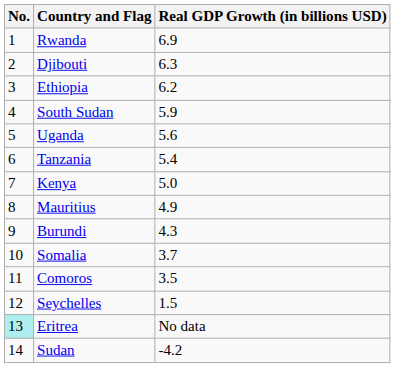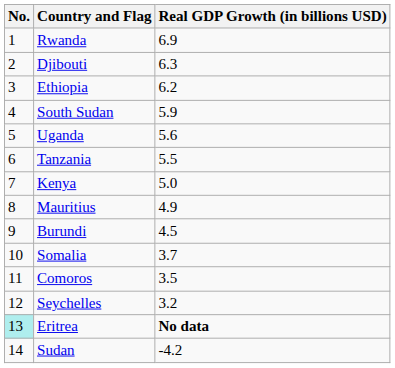(168, 159) 5.4 -> (168, 159) 5.5
(168, 231) 4.3 -> (168, 231) 4.5
(168, 302) 1.5 -> (168, 302) 3.2
(182, 326) normal -> (184, 326) bold
